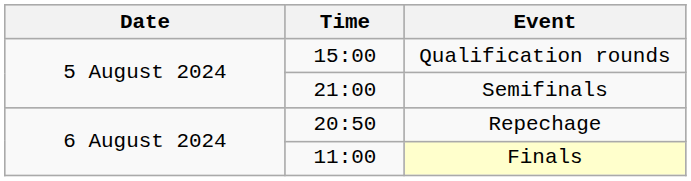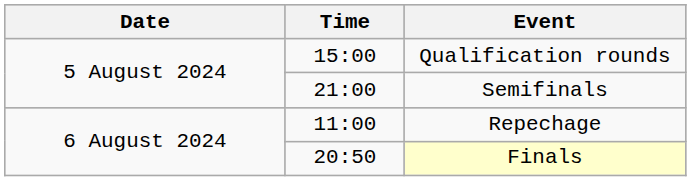(345, 124) 20:50 -> (345, 124) 11:00
(345, 158) 11:00 -> (345, 158) 20:50
